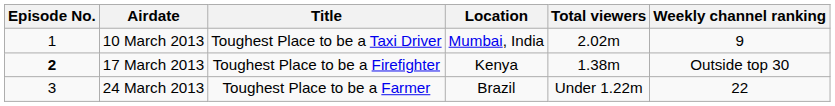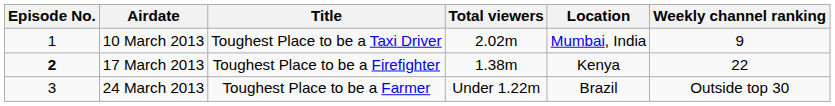columns swapped: (496, 16) <-> (599, 16)
(740, 64) Outside top 30 -> (740, 64) 22
(740, 88) 22 -> (740, 88) Outside top 30
